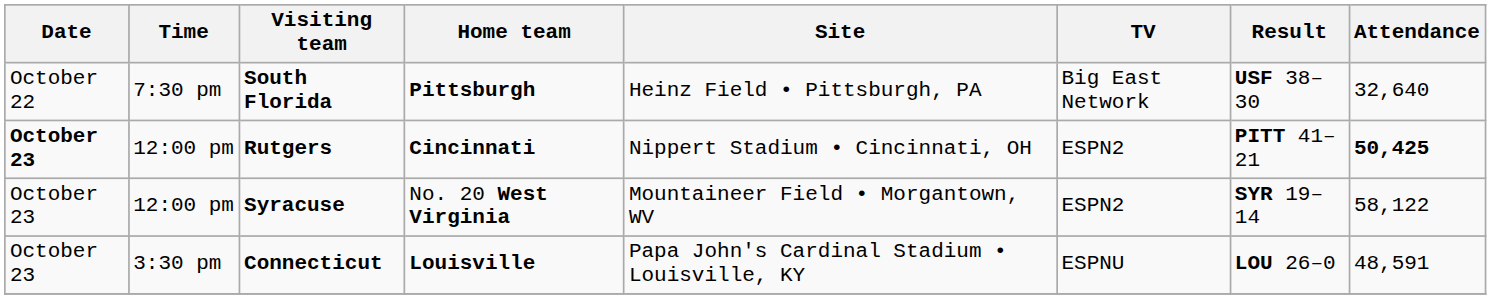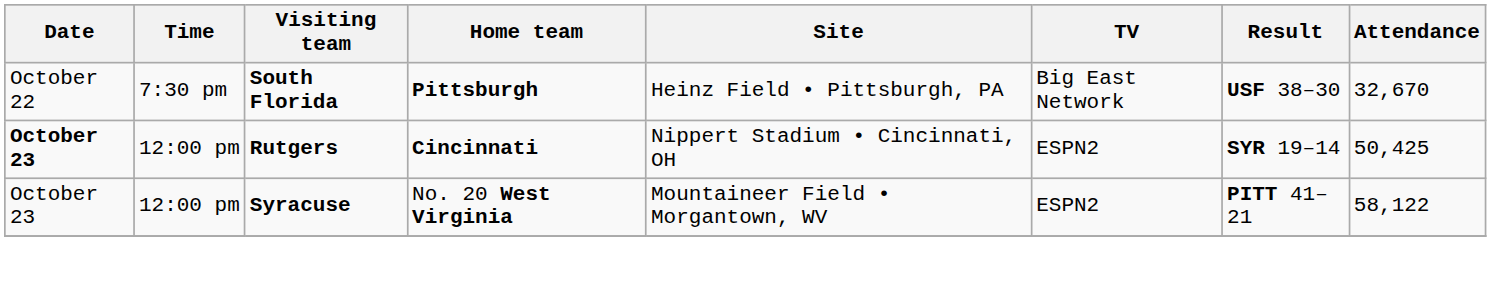(1392, 92) 32,640 -> (1392, 92) 32,670
(1285, 149) PITT 41–21 -> (1284, 149) SYR 19–14
(1392, 149) bold -> (1392, 149) normal
(1279, 207) SYR 19–14 -> (1277, 207) PITT 41–21
- row: (313, 265)
